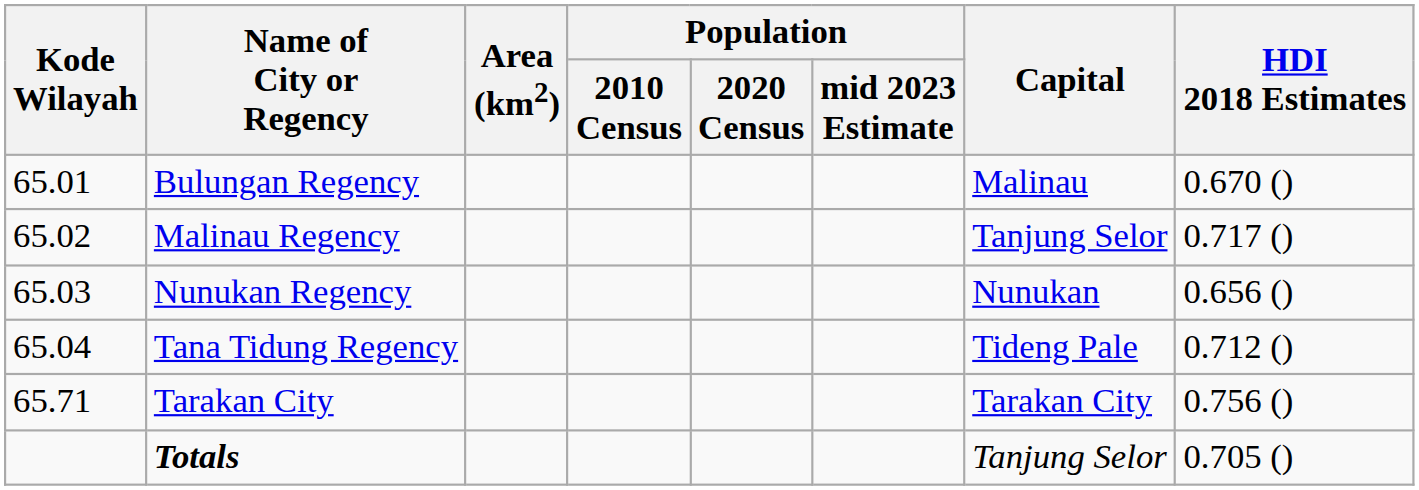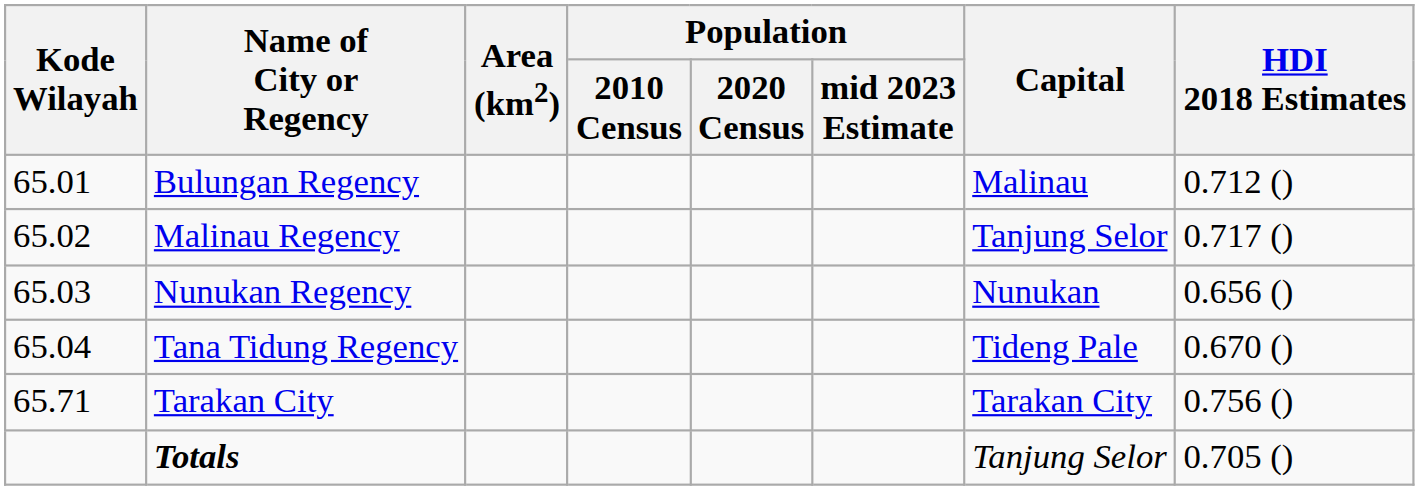(1238, 181) 0.670 () -> (1238, 181) 0.712 ()
(1238, 346) 0.712 () -> (1238, 346) 0.670 ()
